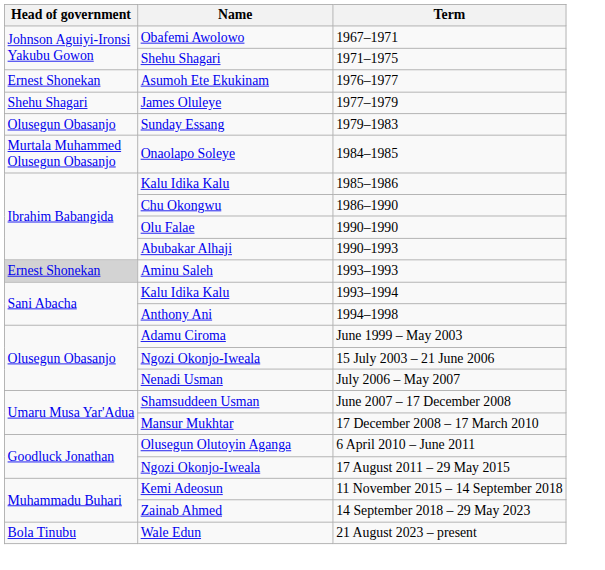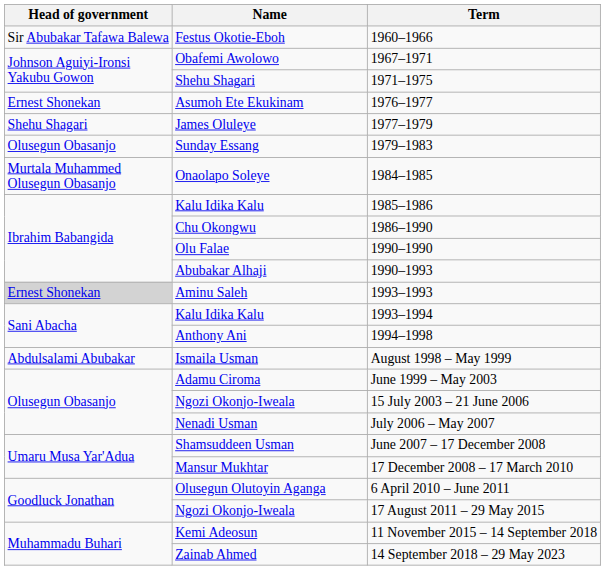+ row: (230, 37)
+ row: (217, 358)
- row: (171, 532)
